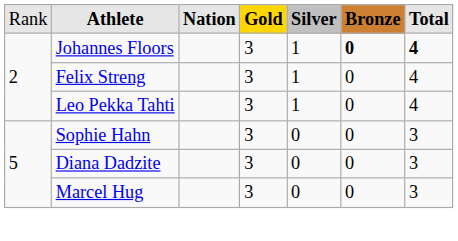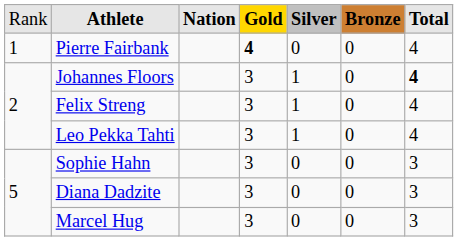+ row: (112, 47)
(350, 47) bold -> (350, 76) normal
